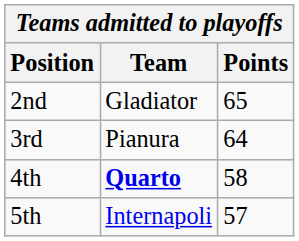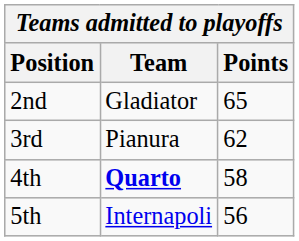(235, 139) 64 -> (235, 139) 62
(235, 216) 57 -> (235, 216) 56
